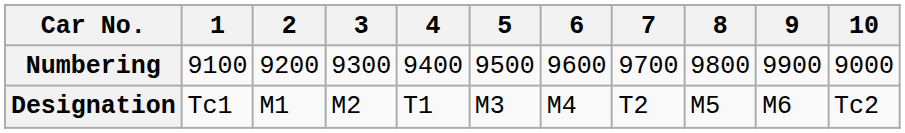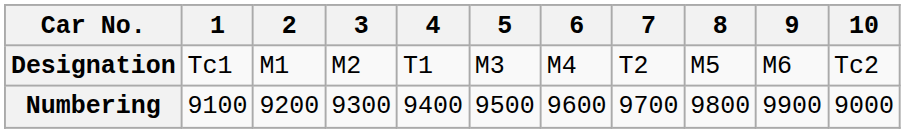rows swapped: (93, 107) <-> (93, 66)
